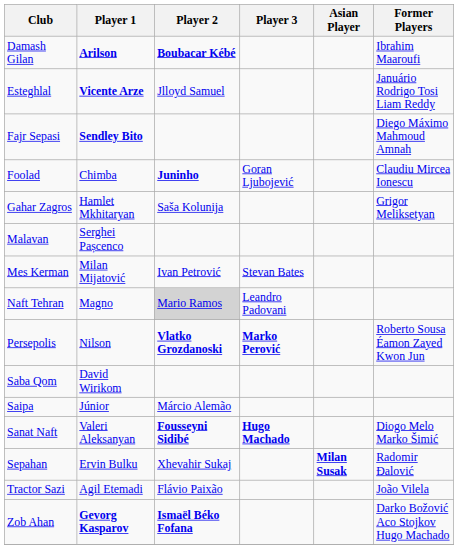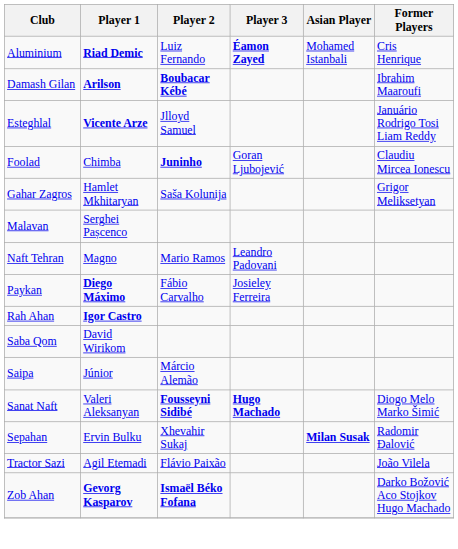+ row: (34, 52)
- row: (34, 136)
- row: (38, 271)
(190, 303) lightgrey background -> (193, 258) no background
+ row: (25, 290)
- row: (31, 342)
+ row: (31, 316)
